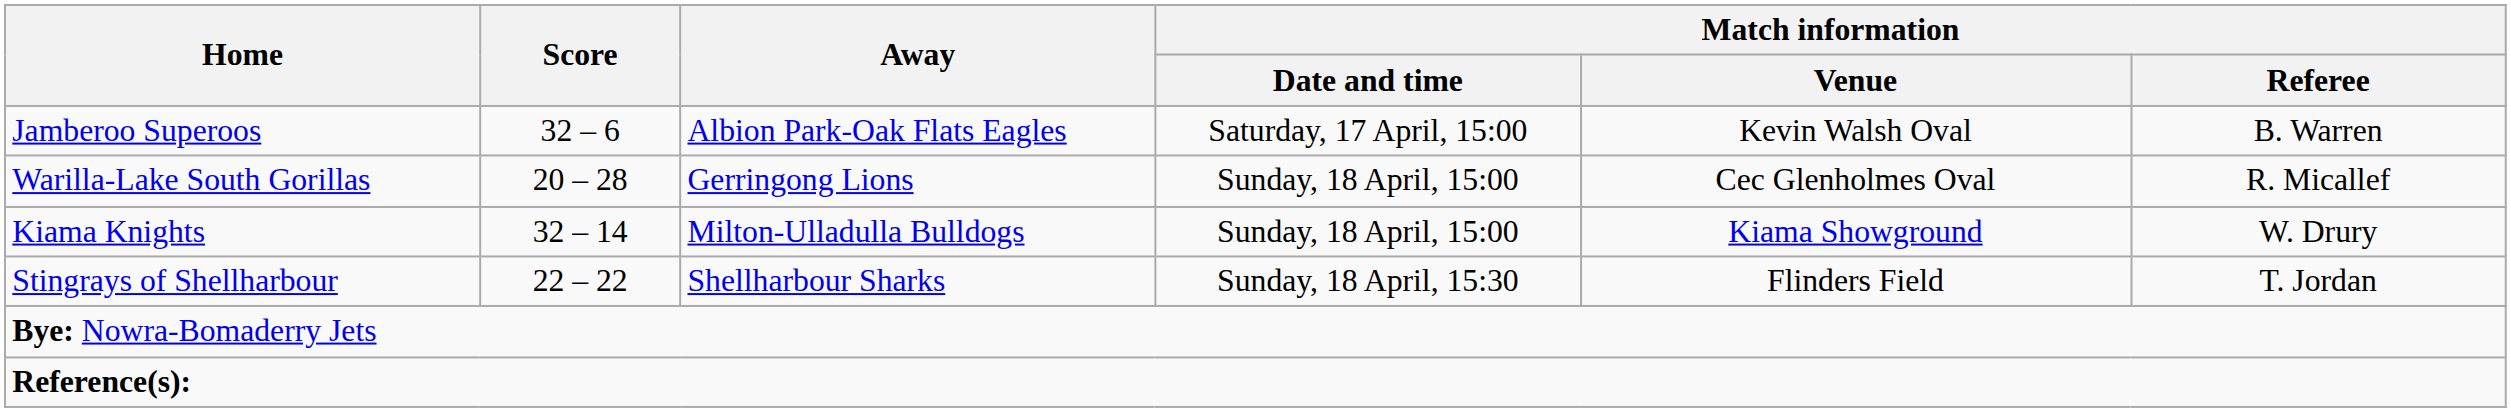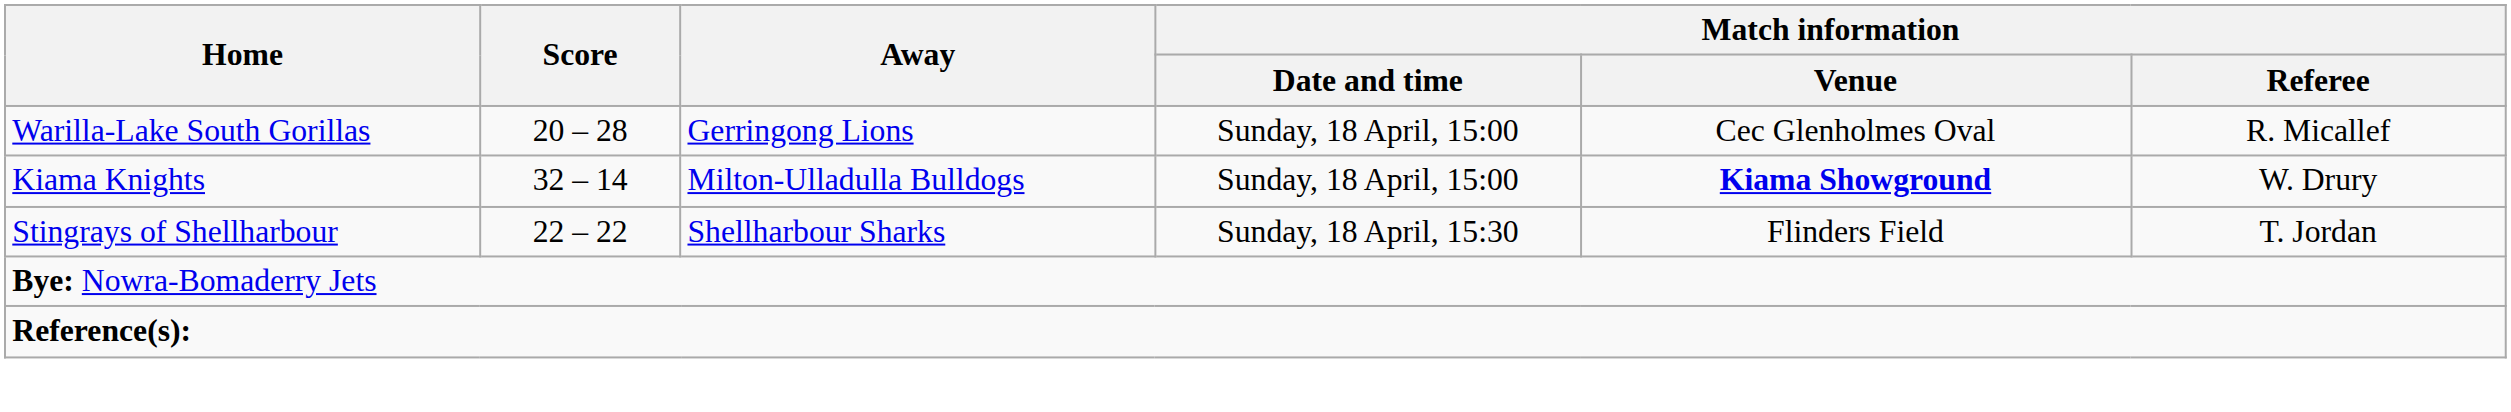- row: (137, 130)
(1855, 230) normal -> (1856, 180) bold
